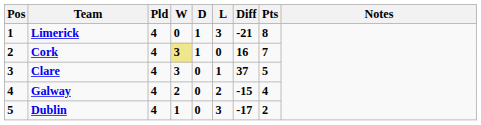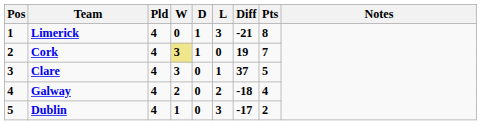(242, 52) 16 -> (242, 52) 19
(244, 91) -15 -> (244, 91) -18
